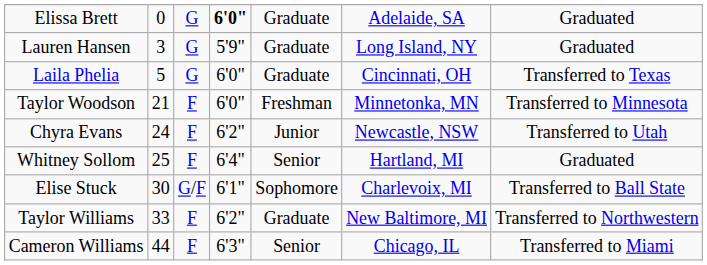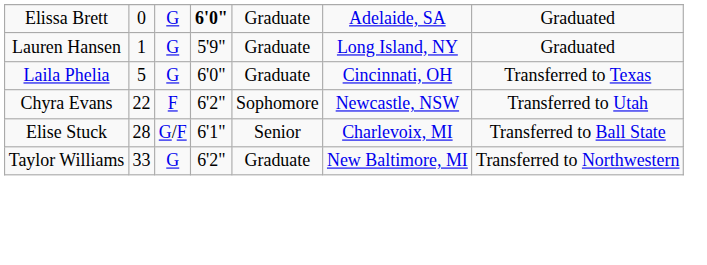(161, 47) 3 -> (142, 47) 1
- row: (76, 103)
(161, 132) 24 -> (142, 103) 22
(297, 132) Junior -> (277, 103) Sophomore
- row: (76, 160)
(161, 189) 30 -> (142, 132) 28
(297, 189) Sophomore -> (277, 132) Senior
(192, 217) F -> (173, 160) G
- row: (76, 246)
